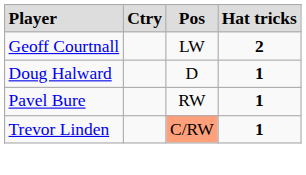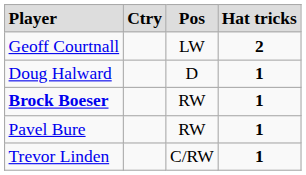+ row: (59, 101)
(192, 128) lightsalmon background -> (192, 156) no background
